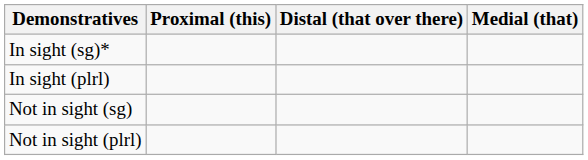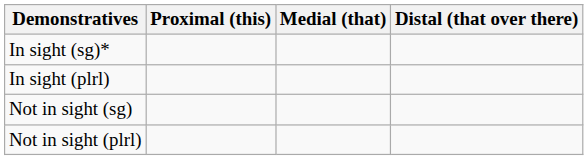columns swapped: (525, 19) <-> (371, 19)
